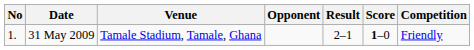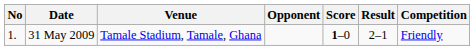columns swapped: (380, 14) <-> (343, 14)
